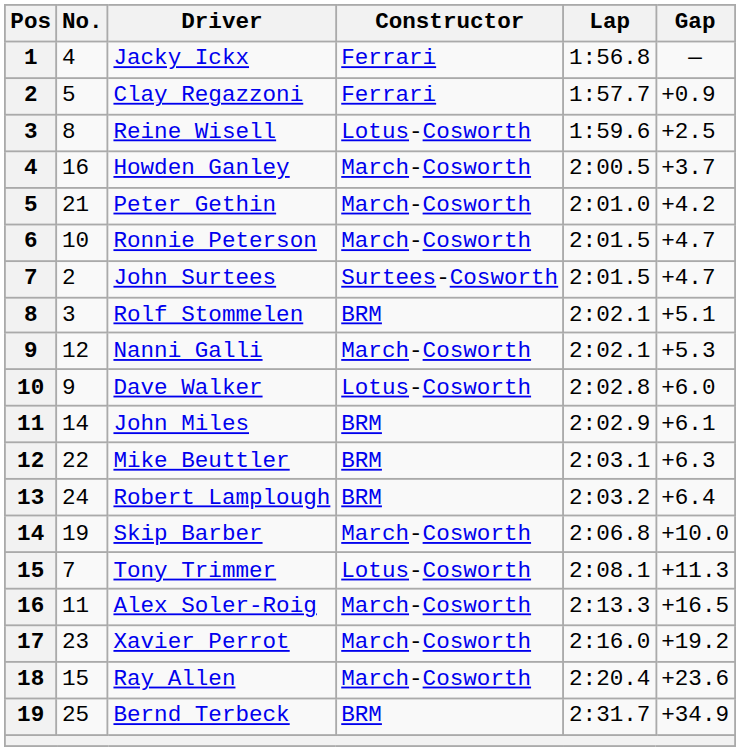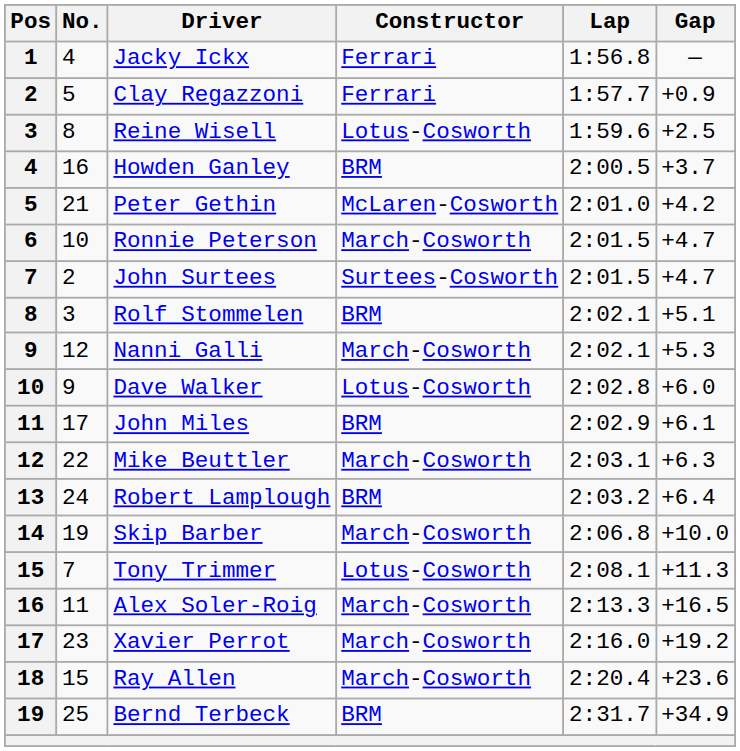(436, 169) March-Cosworth -> (362, 169) BRM
(436, 206) March-Cosworth -> (450, 206) McLaren-Cosworth
(75, 425) 14 -> (75, 425) 17
(362, 461) BRM -> (436, 461) March-Cosworth
